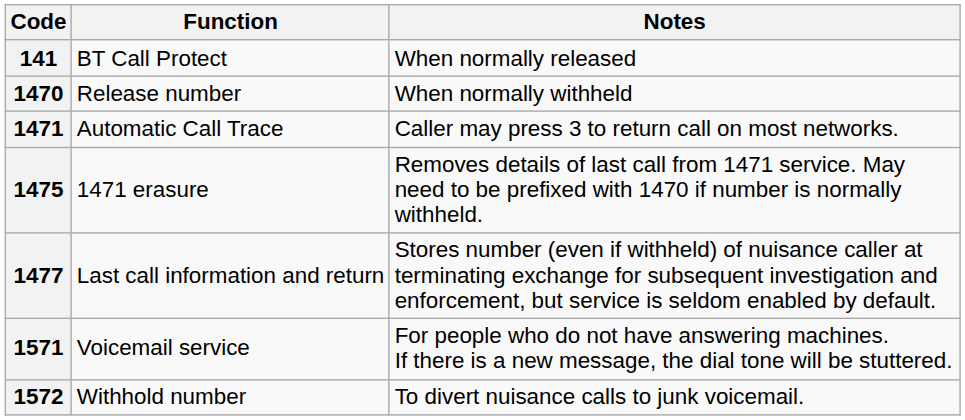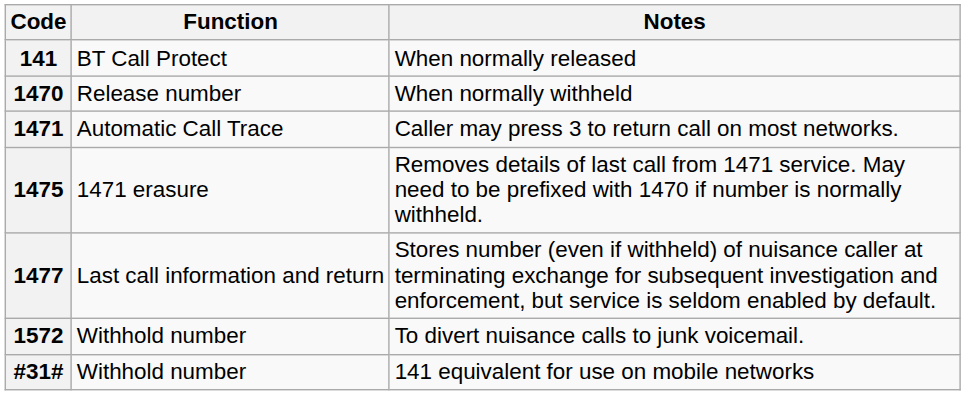- row: (38, 348)
+ row: (38, 371)
